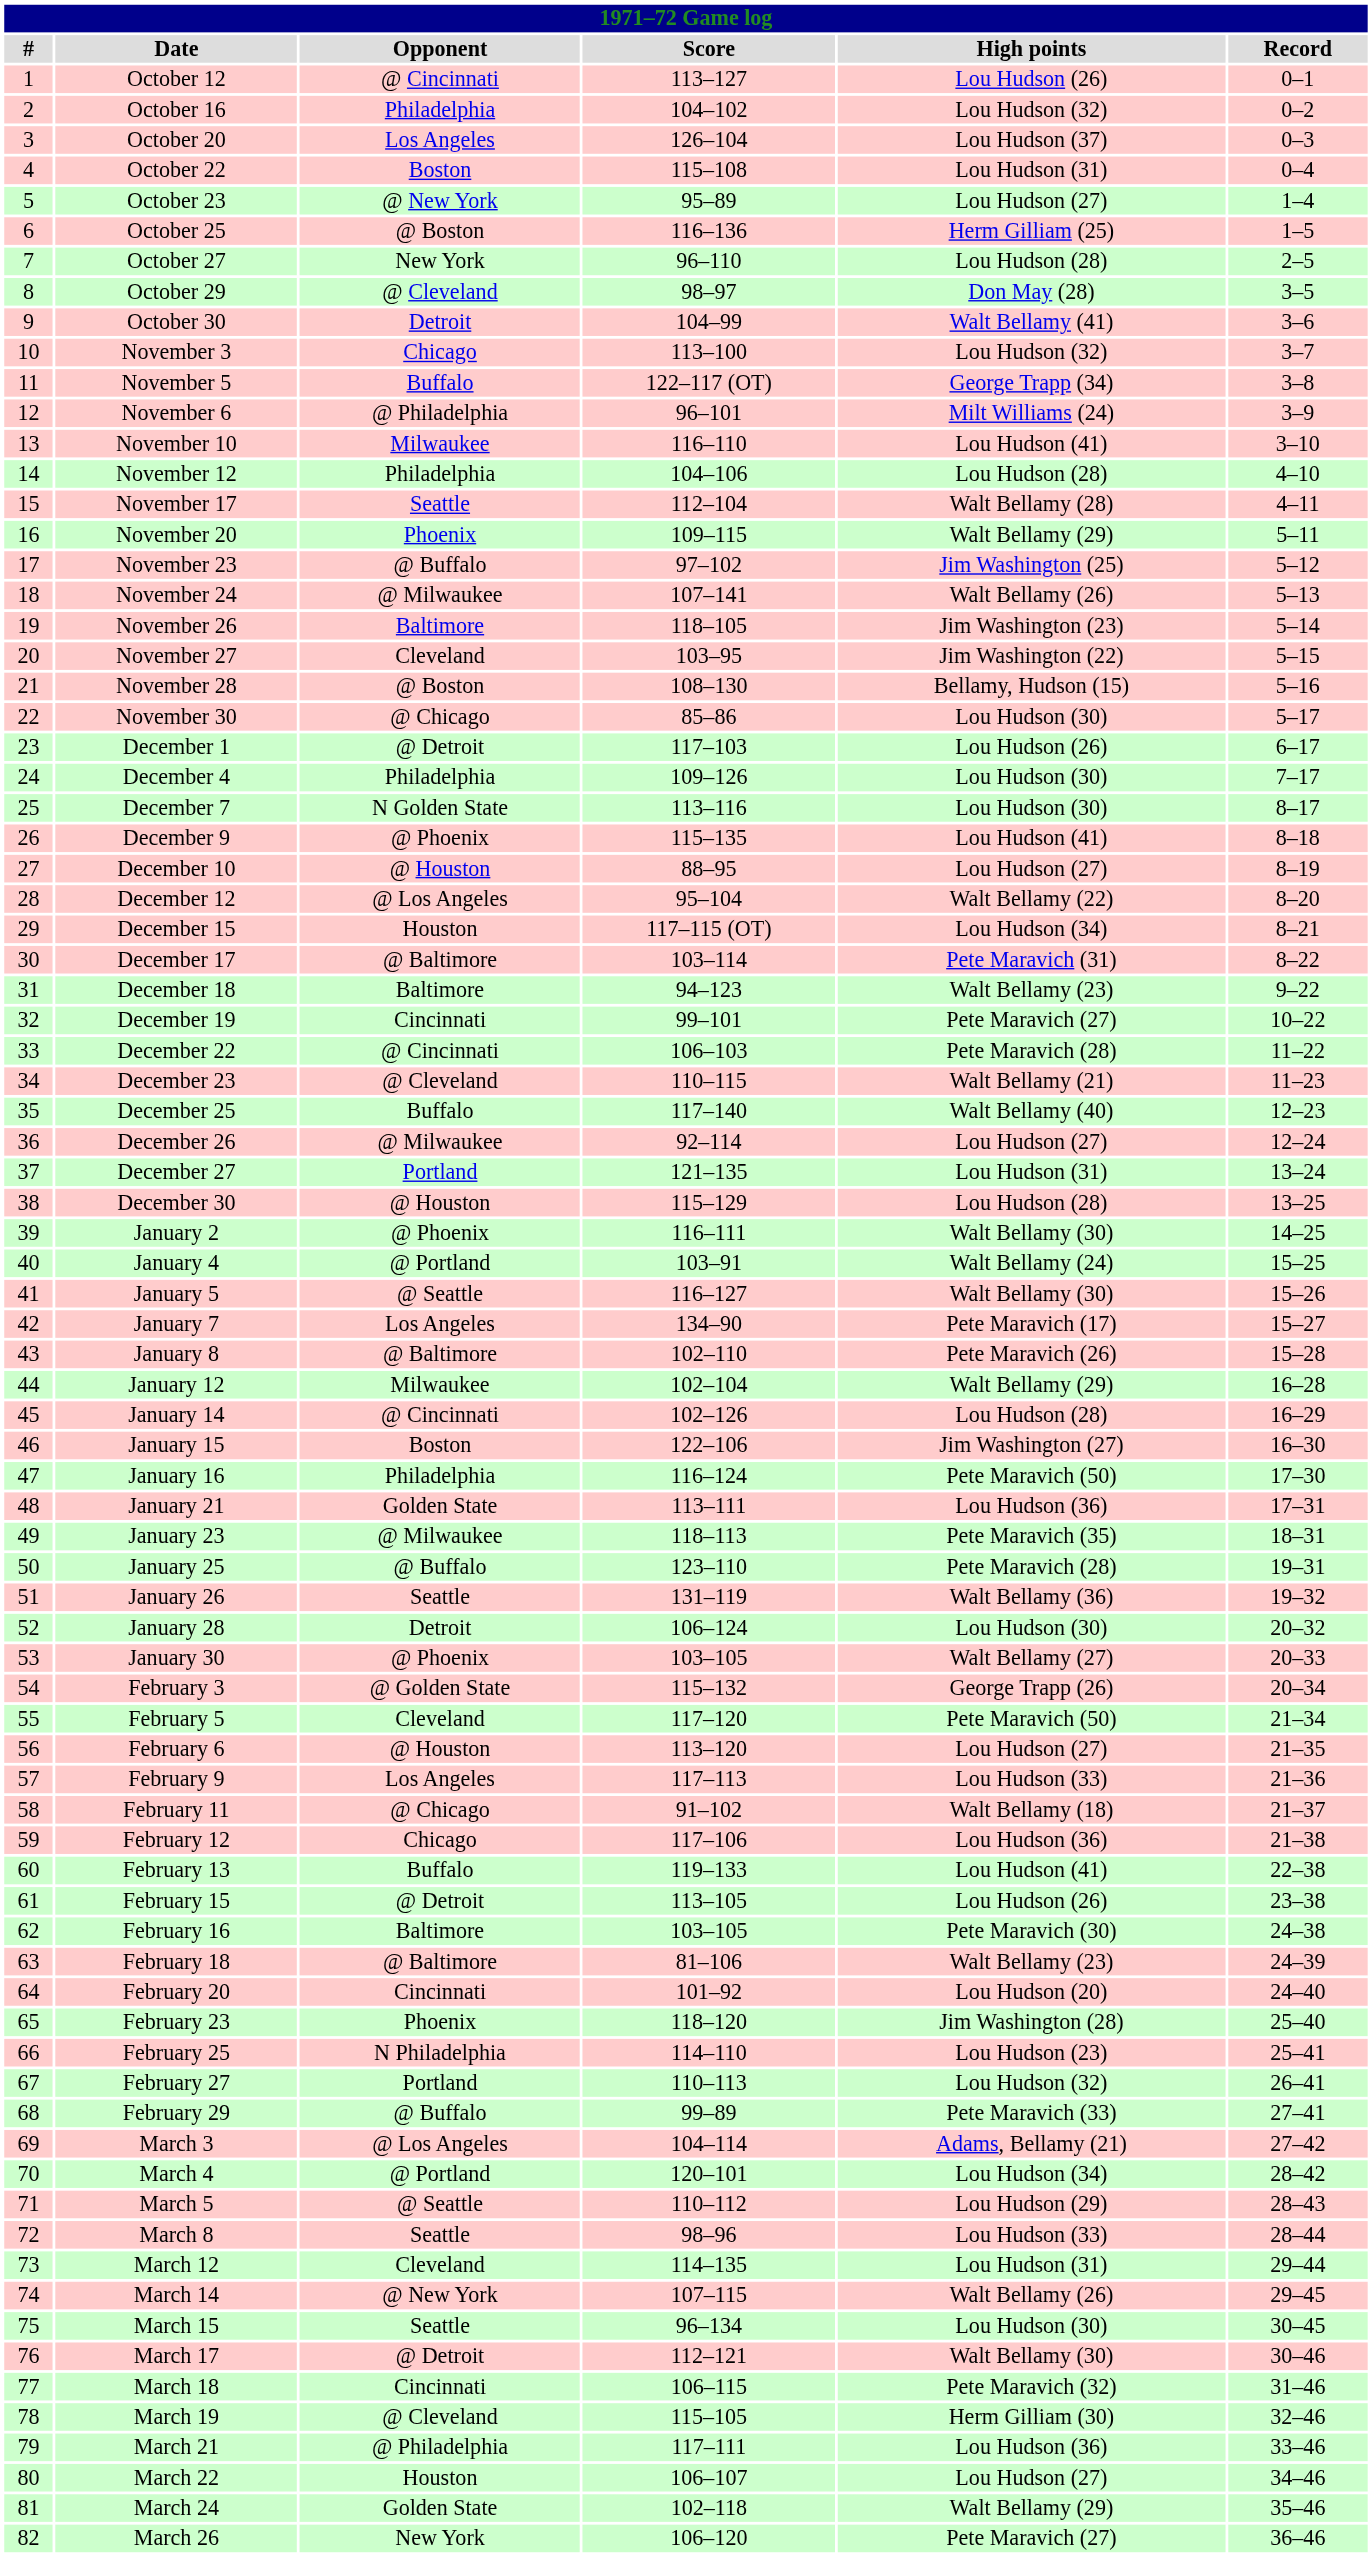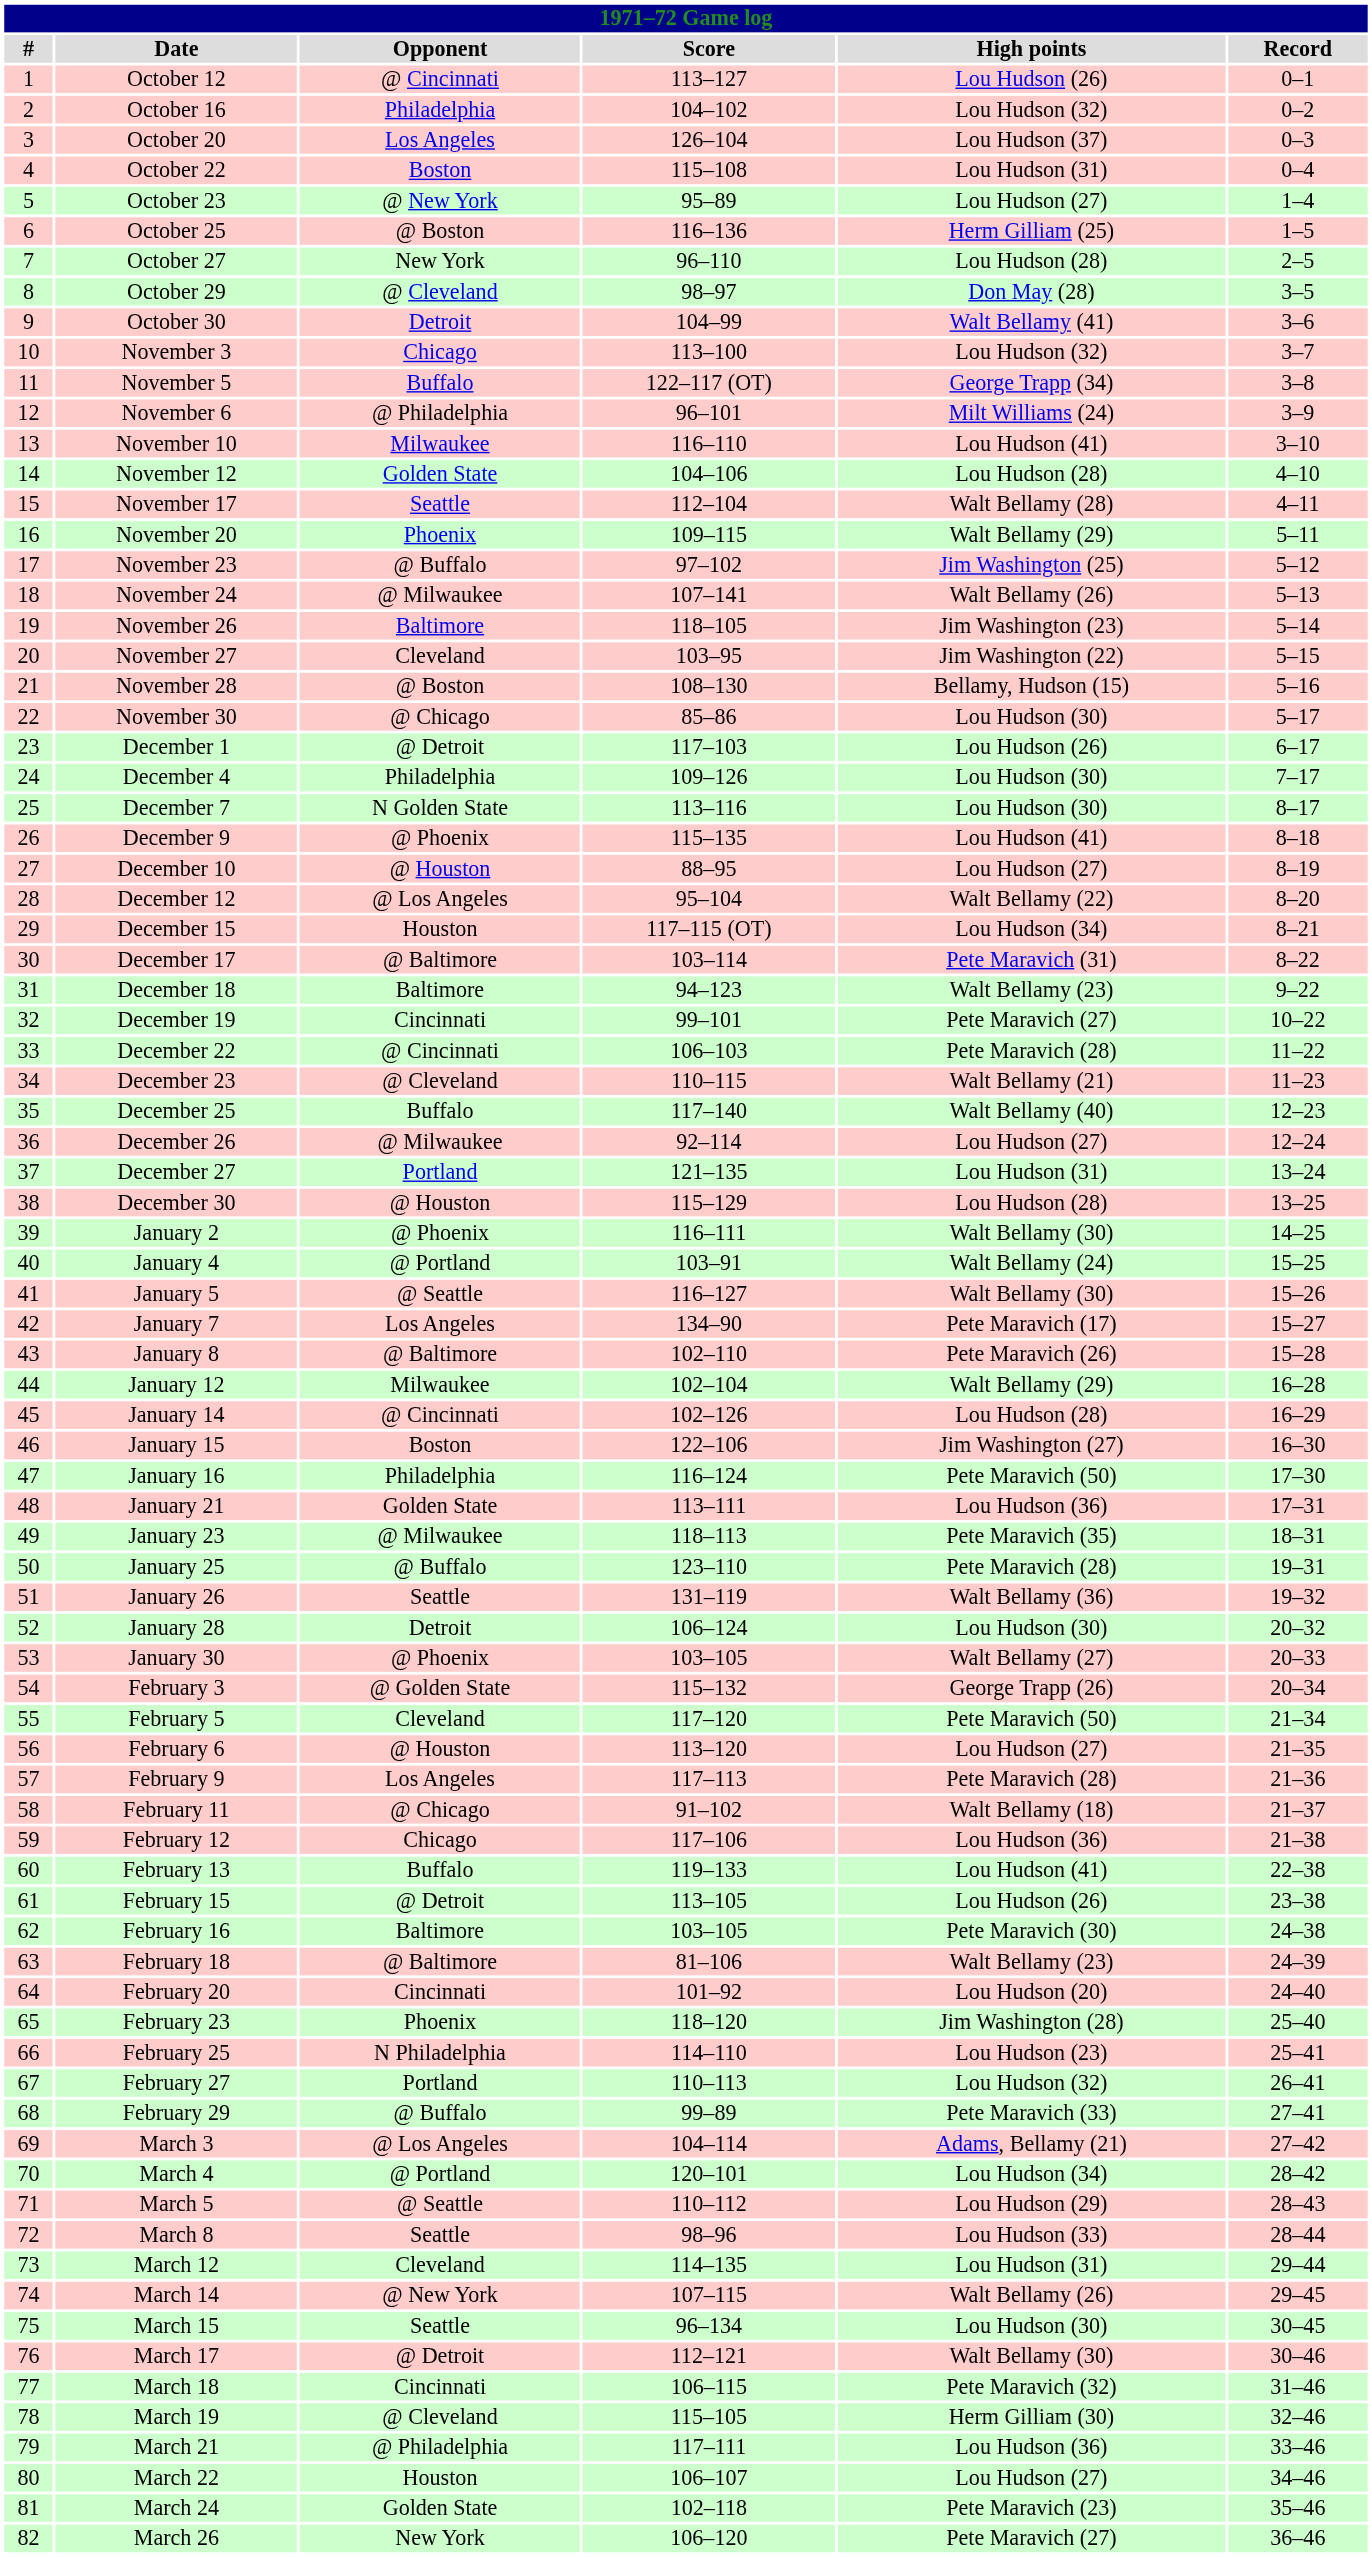(440, 473) Philadelphia -> (440, 473) Golden State
(1031, 1779) Lou Hudson (33) -> (1031, 1779) Pete Maravich (28)
(1031, 2507) Walt Bellamy (29) -> (1031, 2507) Pete Maravich (23)
